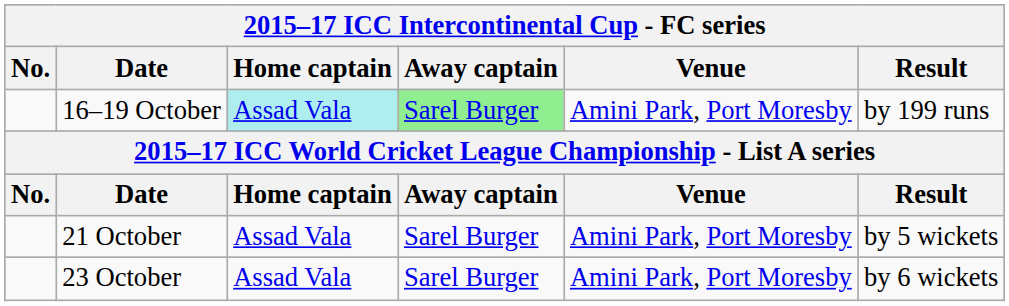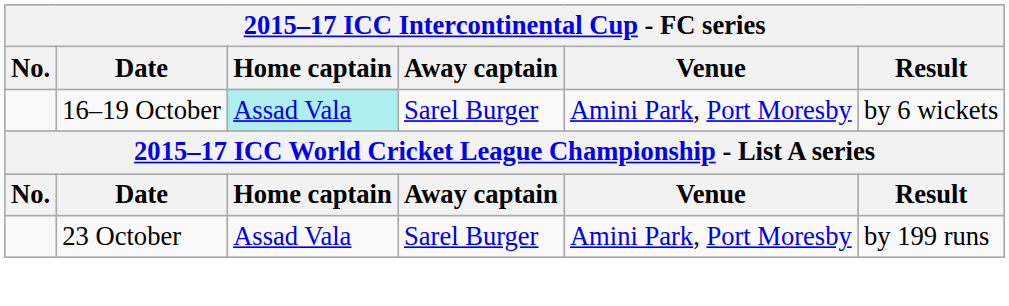(471, 109) lightgreen background -> (471, 109) no background
(927, 109) by 199 runs -> (931, 109) by 6 wickets
- row: (122, 236)
(931, 278) by 6 wickets -> (927, 236) by 199 runs
